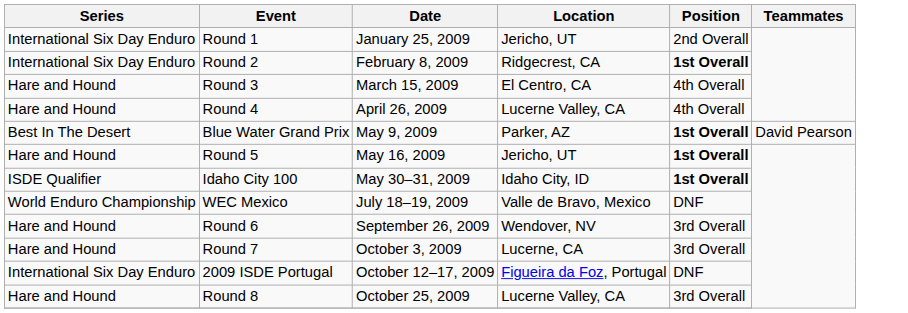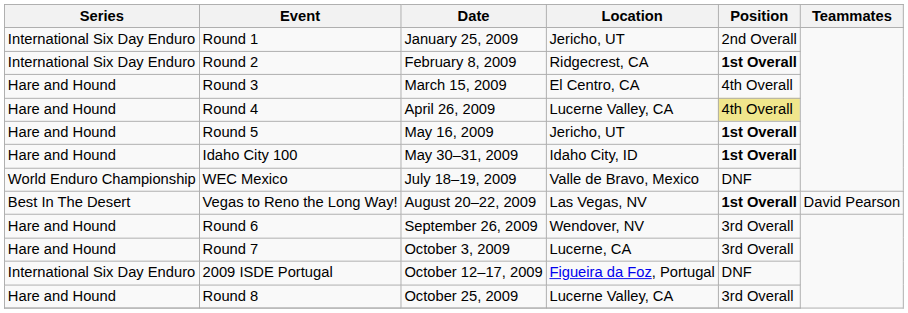(709, 109) no background -> (757, 109) khaki background
- row: (276, 132)
(54, 179) ISDE Qualifier -> (62, 156) Hare and Hound
+ row: (300, 202)
